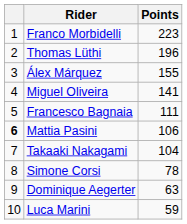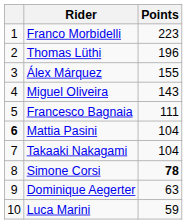(168, 92) 141 -> (168, 92) 143
(168, 131) 106 -> (168, 131) 104
(172, 170) normal -> (172, 170) bold
